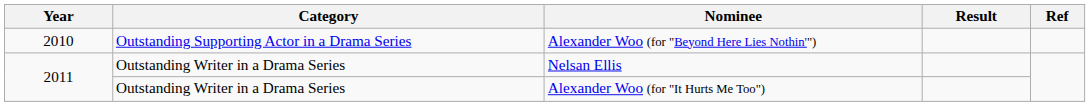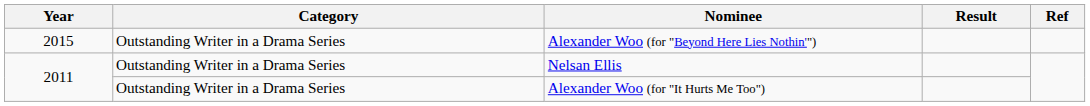(58, 40) 2010 -> (58, 40) 2015
(264, 40) Outstanding Supporting Actor in a Drama Series -> (231, 40) Outstanding Writer in a Drama Series
